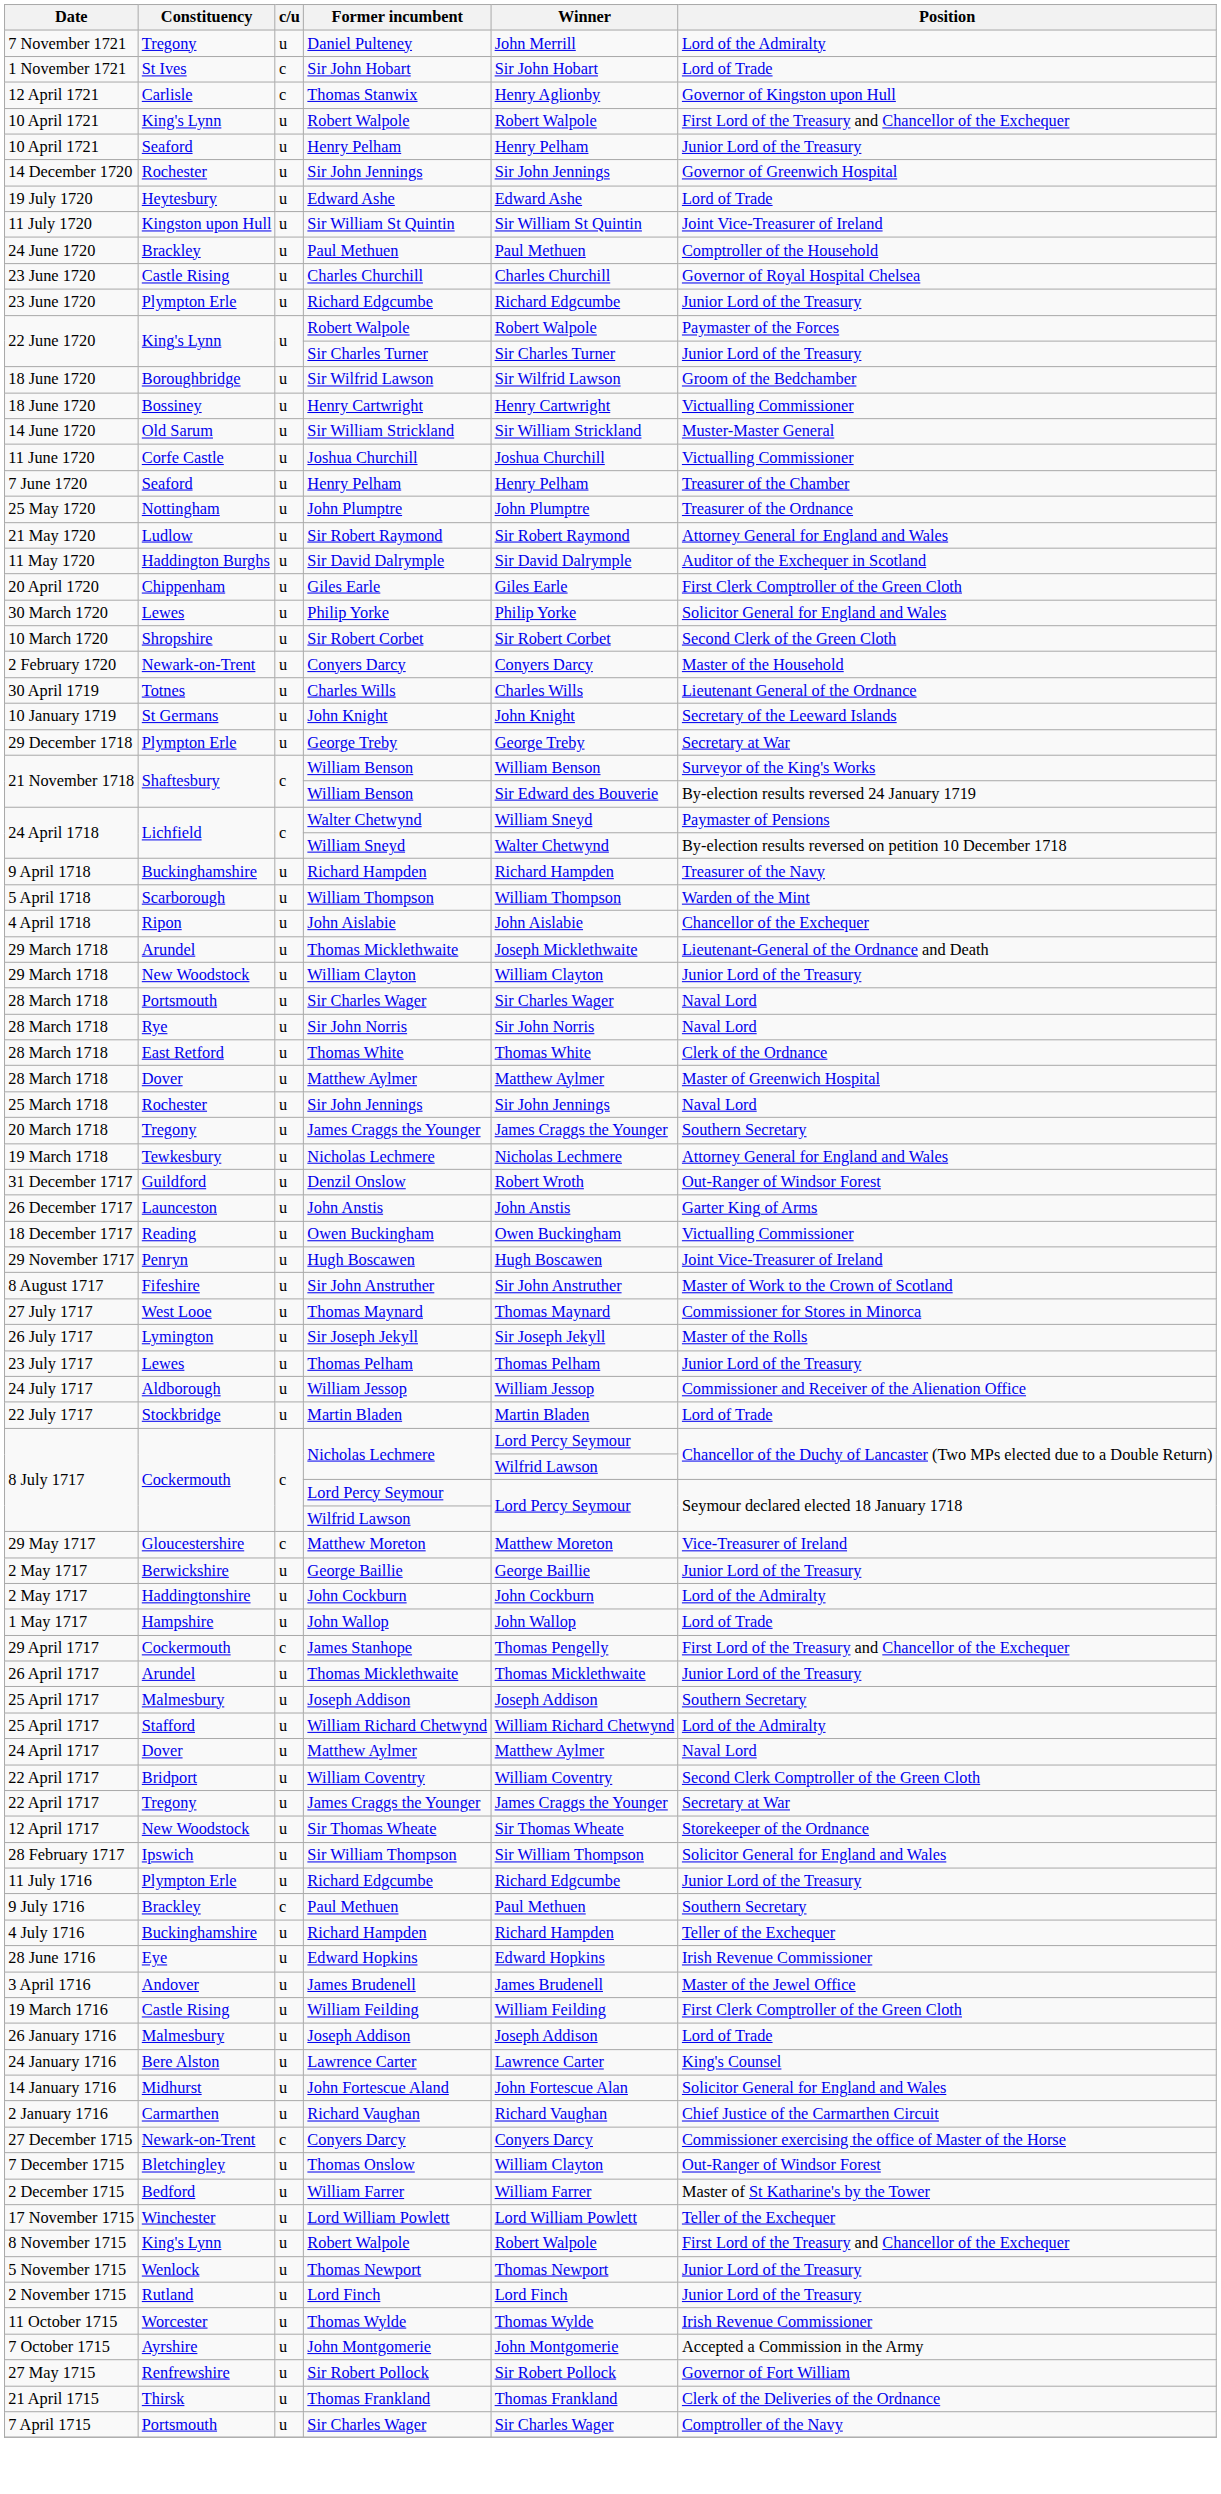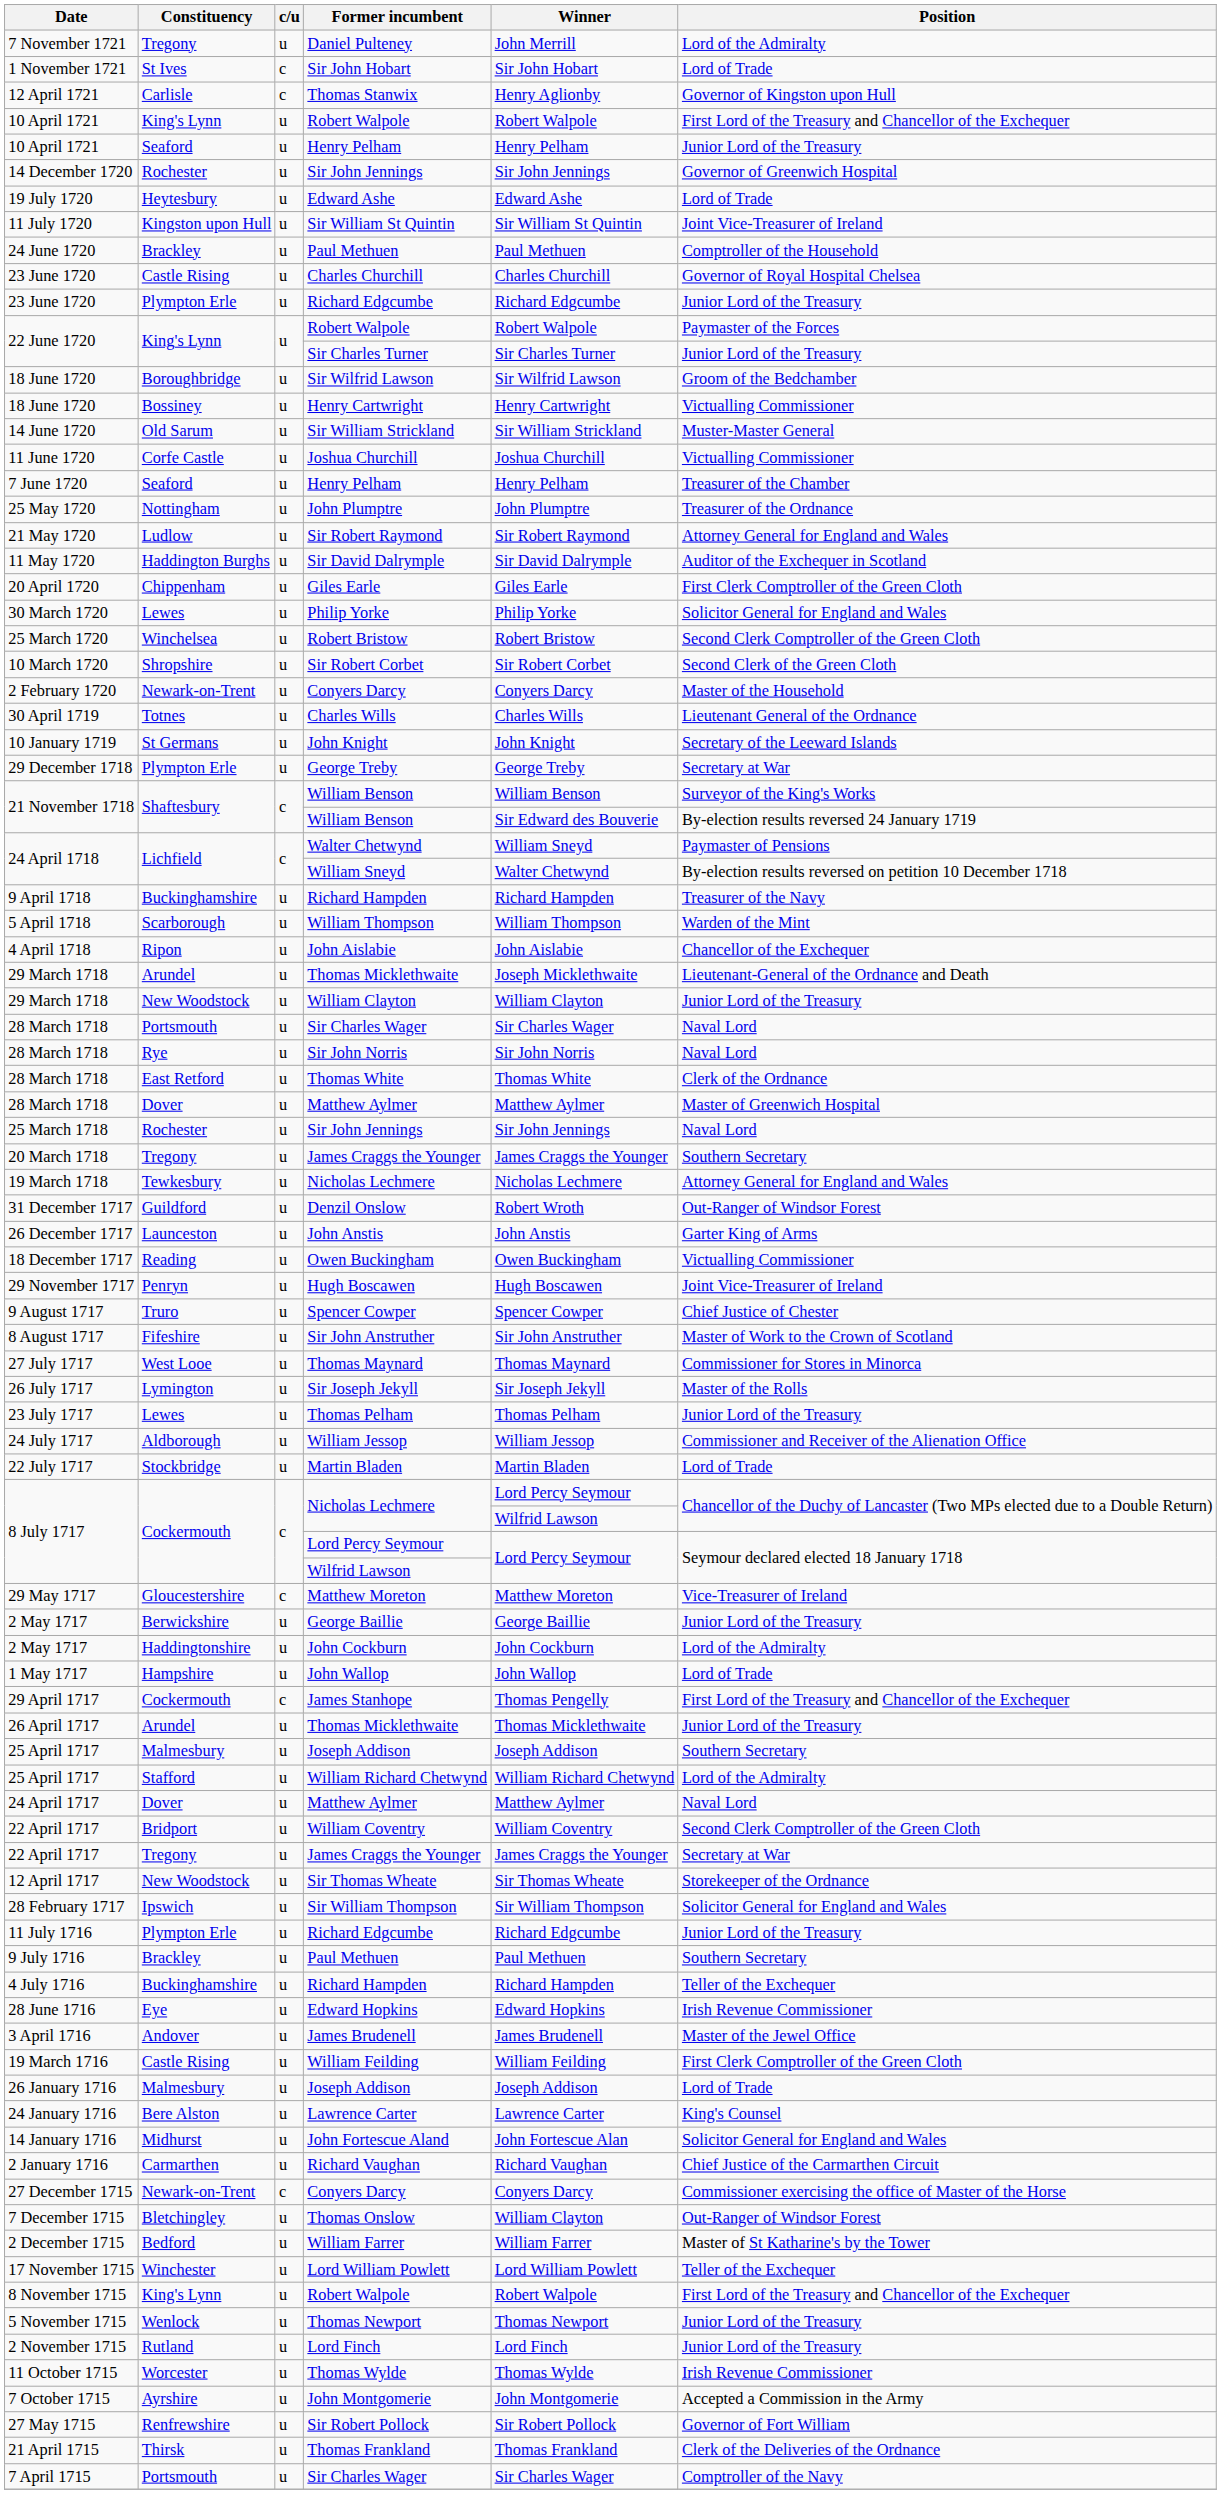+ row: (58, 638)
+ row: (56, 1311)
(283, 1906) c -> (283, 1958) u
